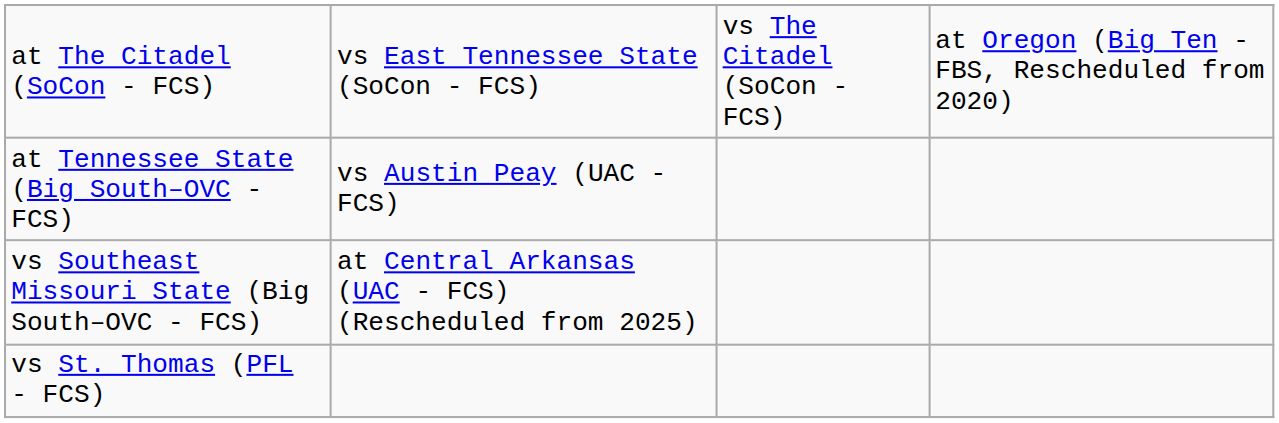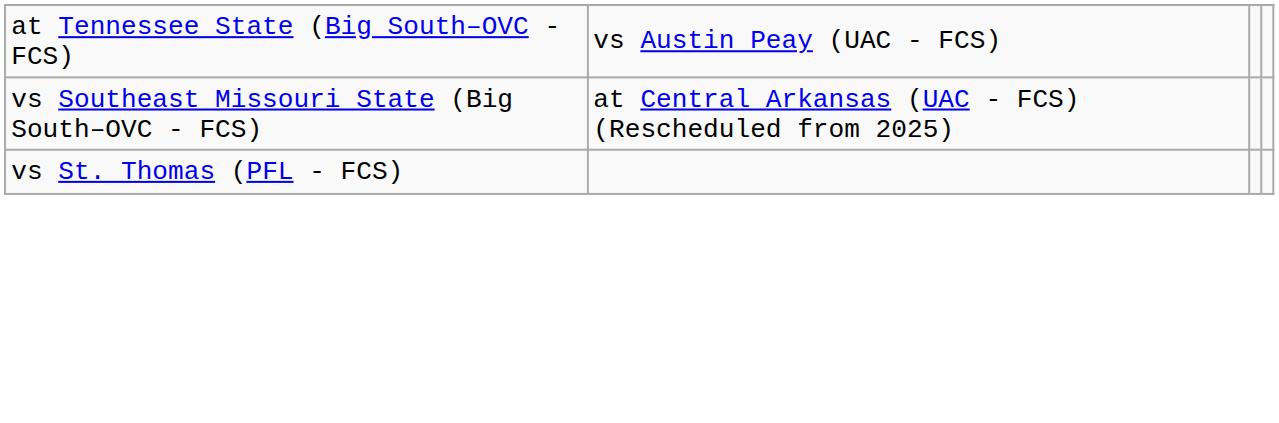- row: (121, 72)
